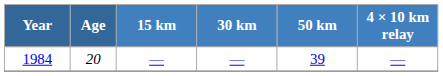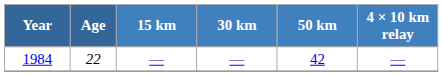(93, 59) 20 -> (93, 59) 22
(317, 59) 39 -> (317, 59) 42
